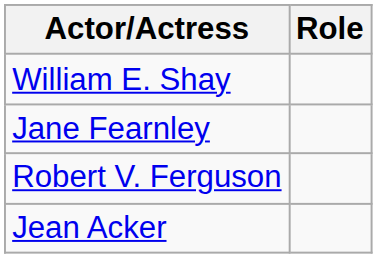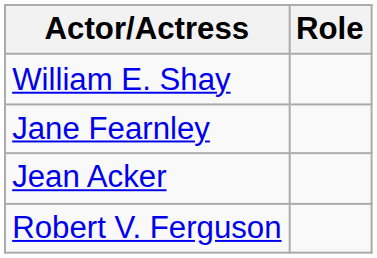rows swapped: (89, 227) <-> (147, 177)
